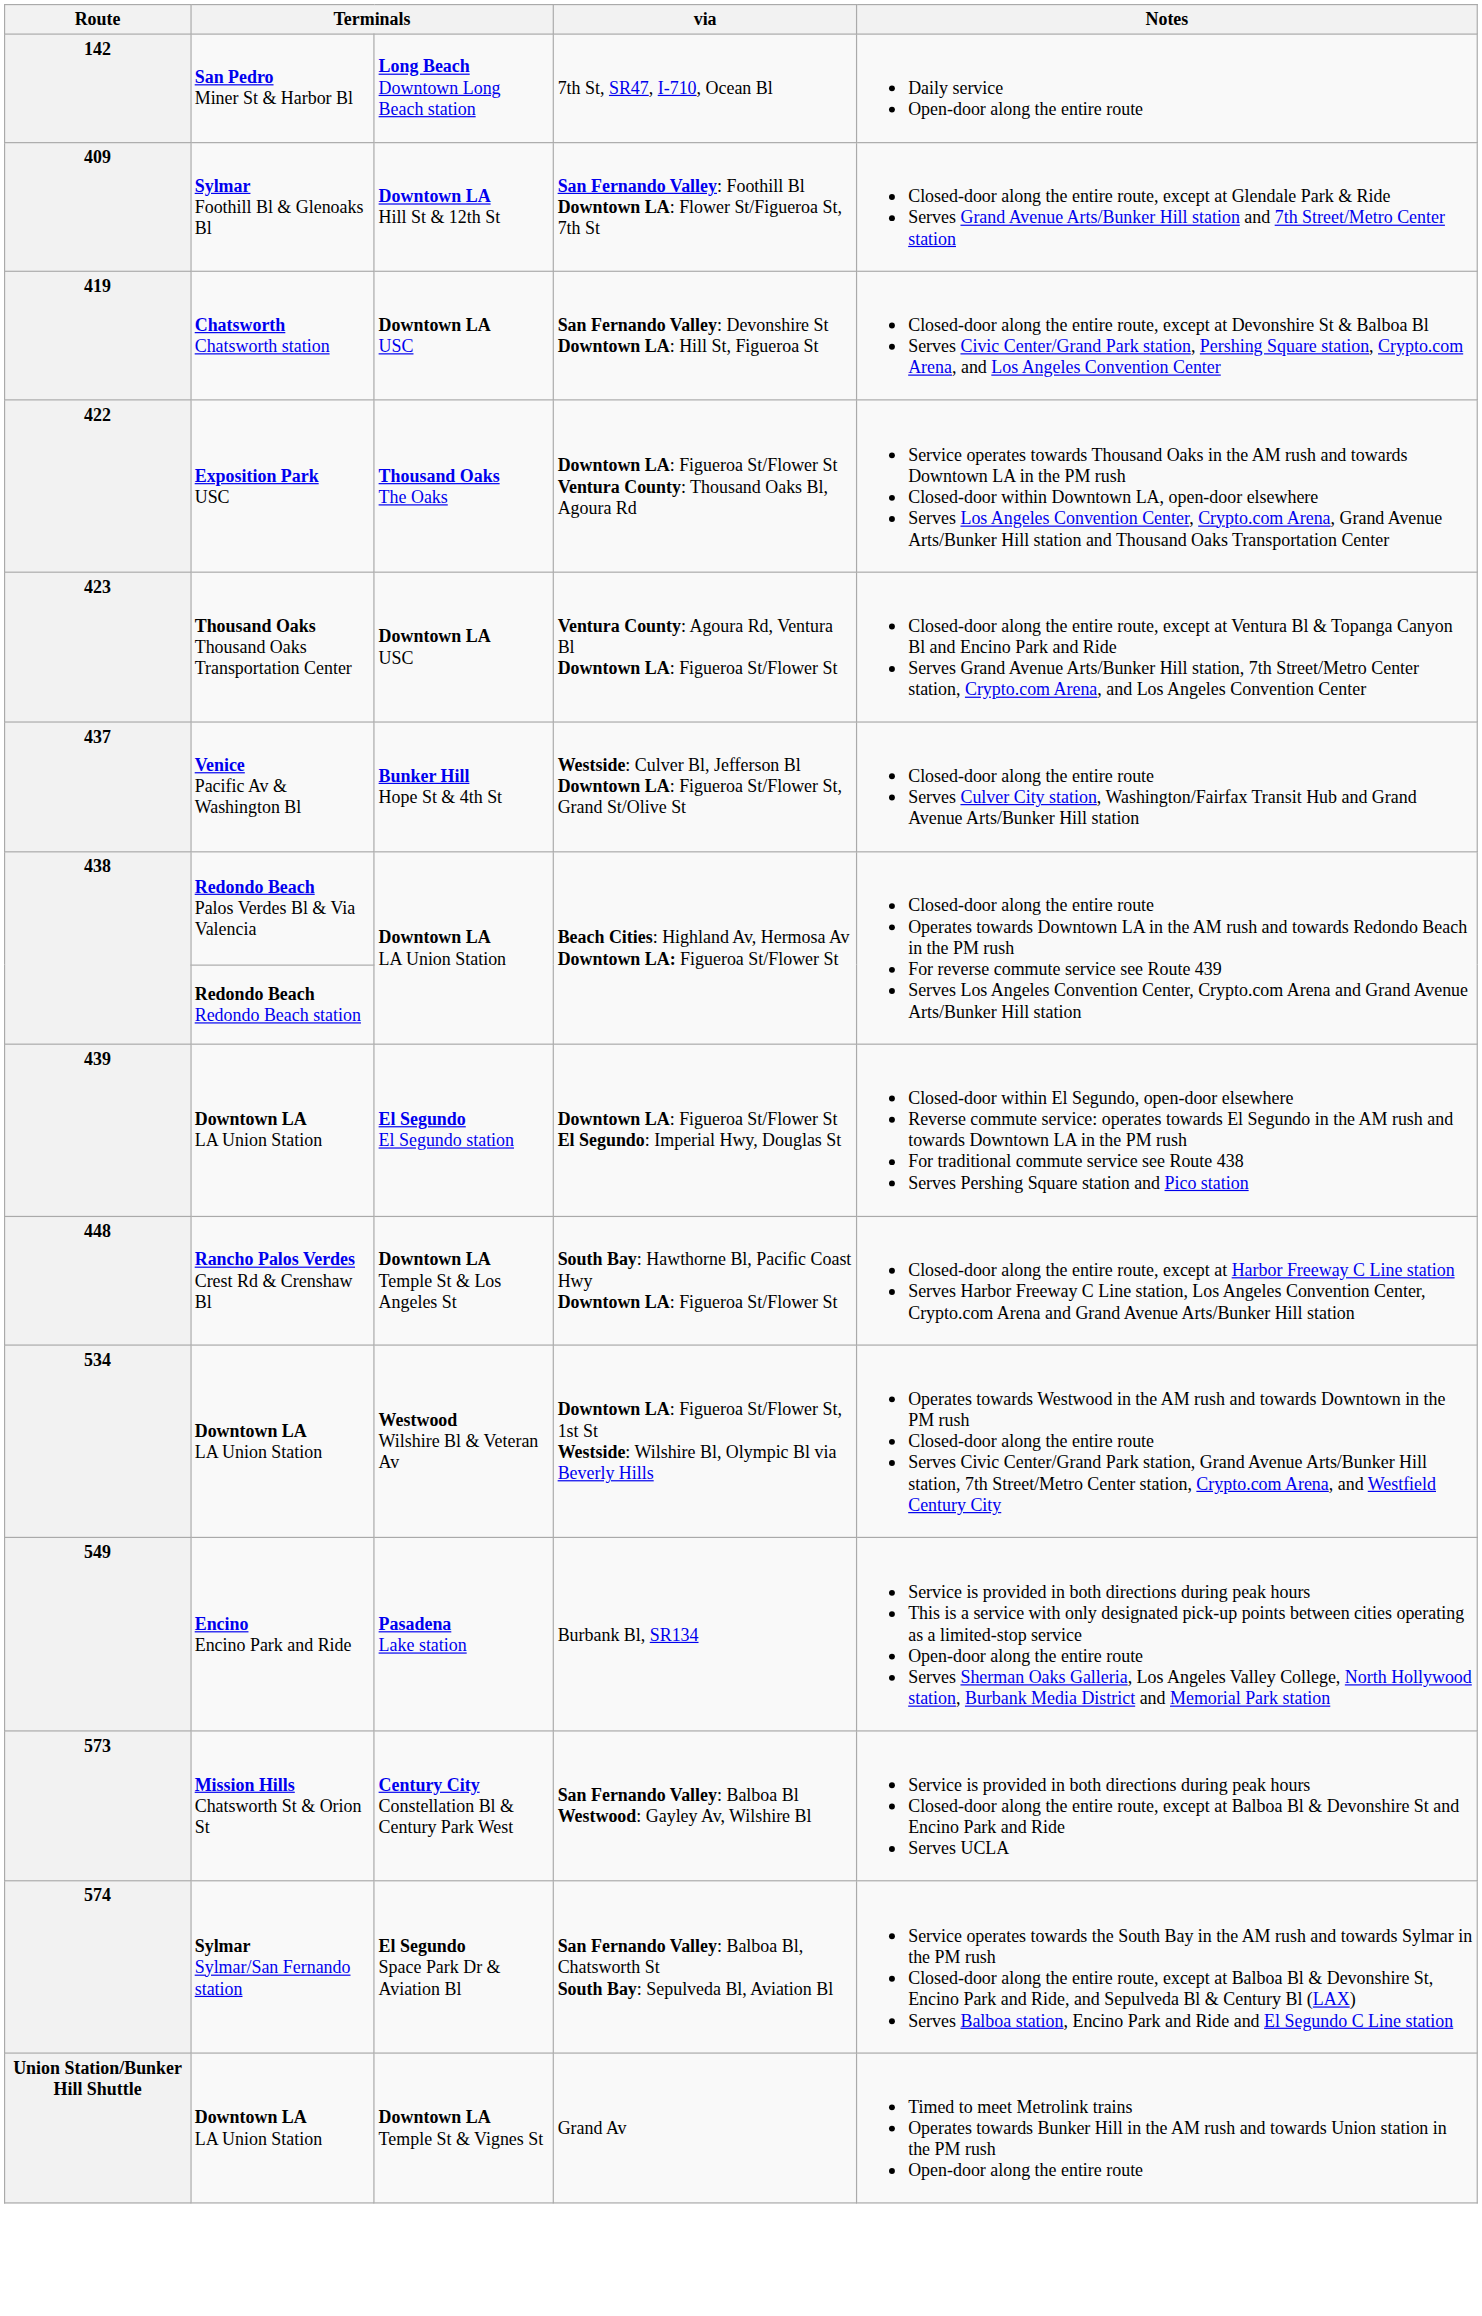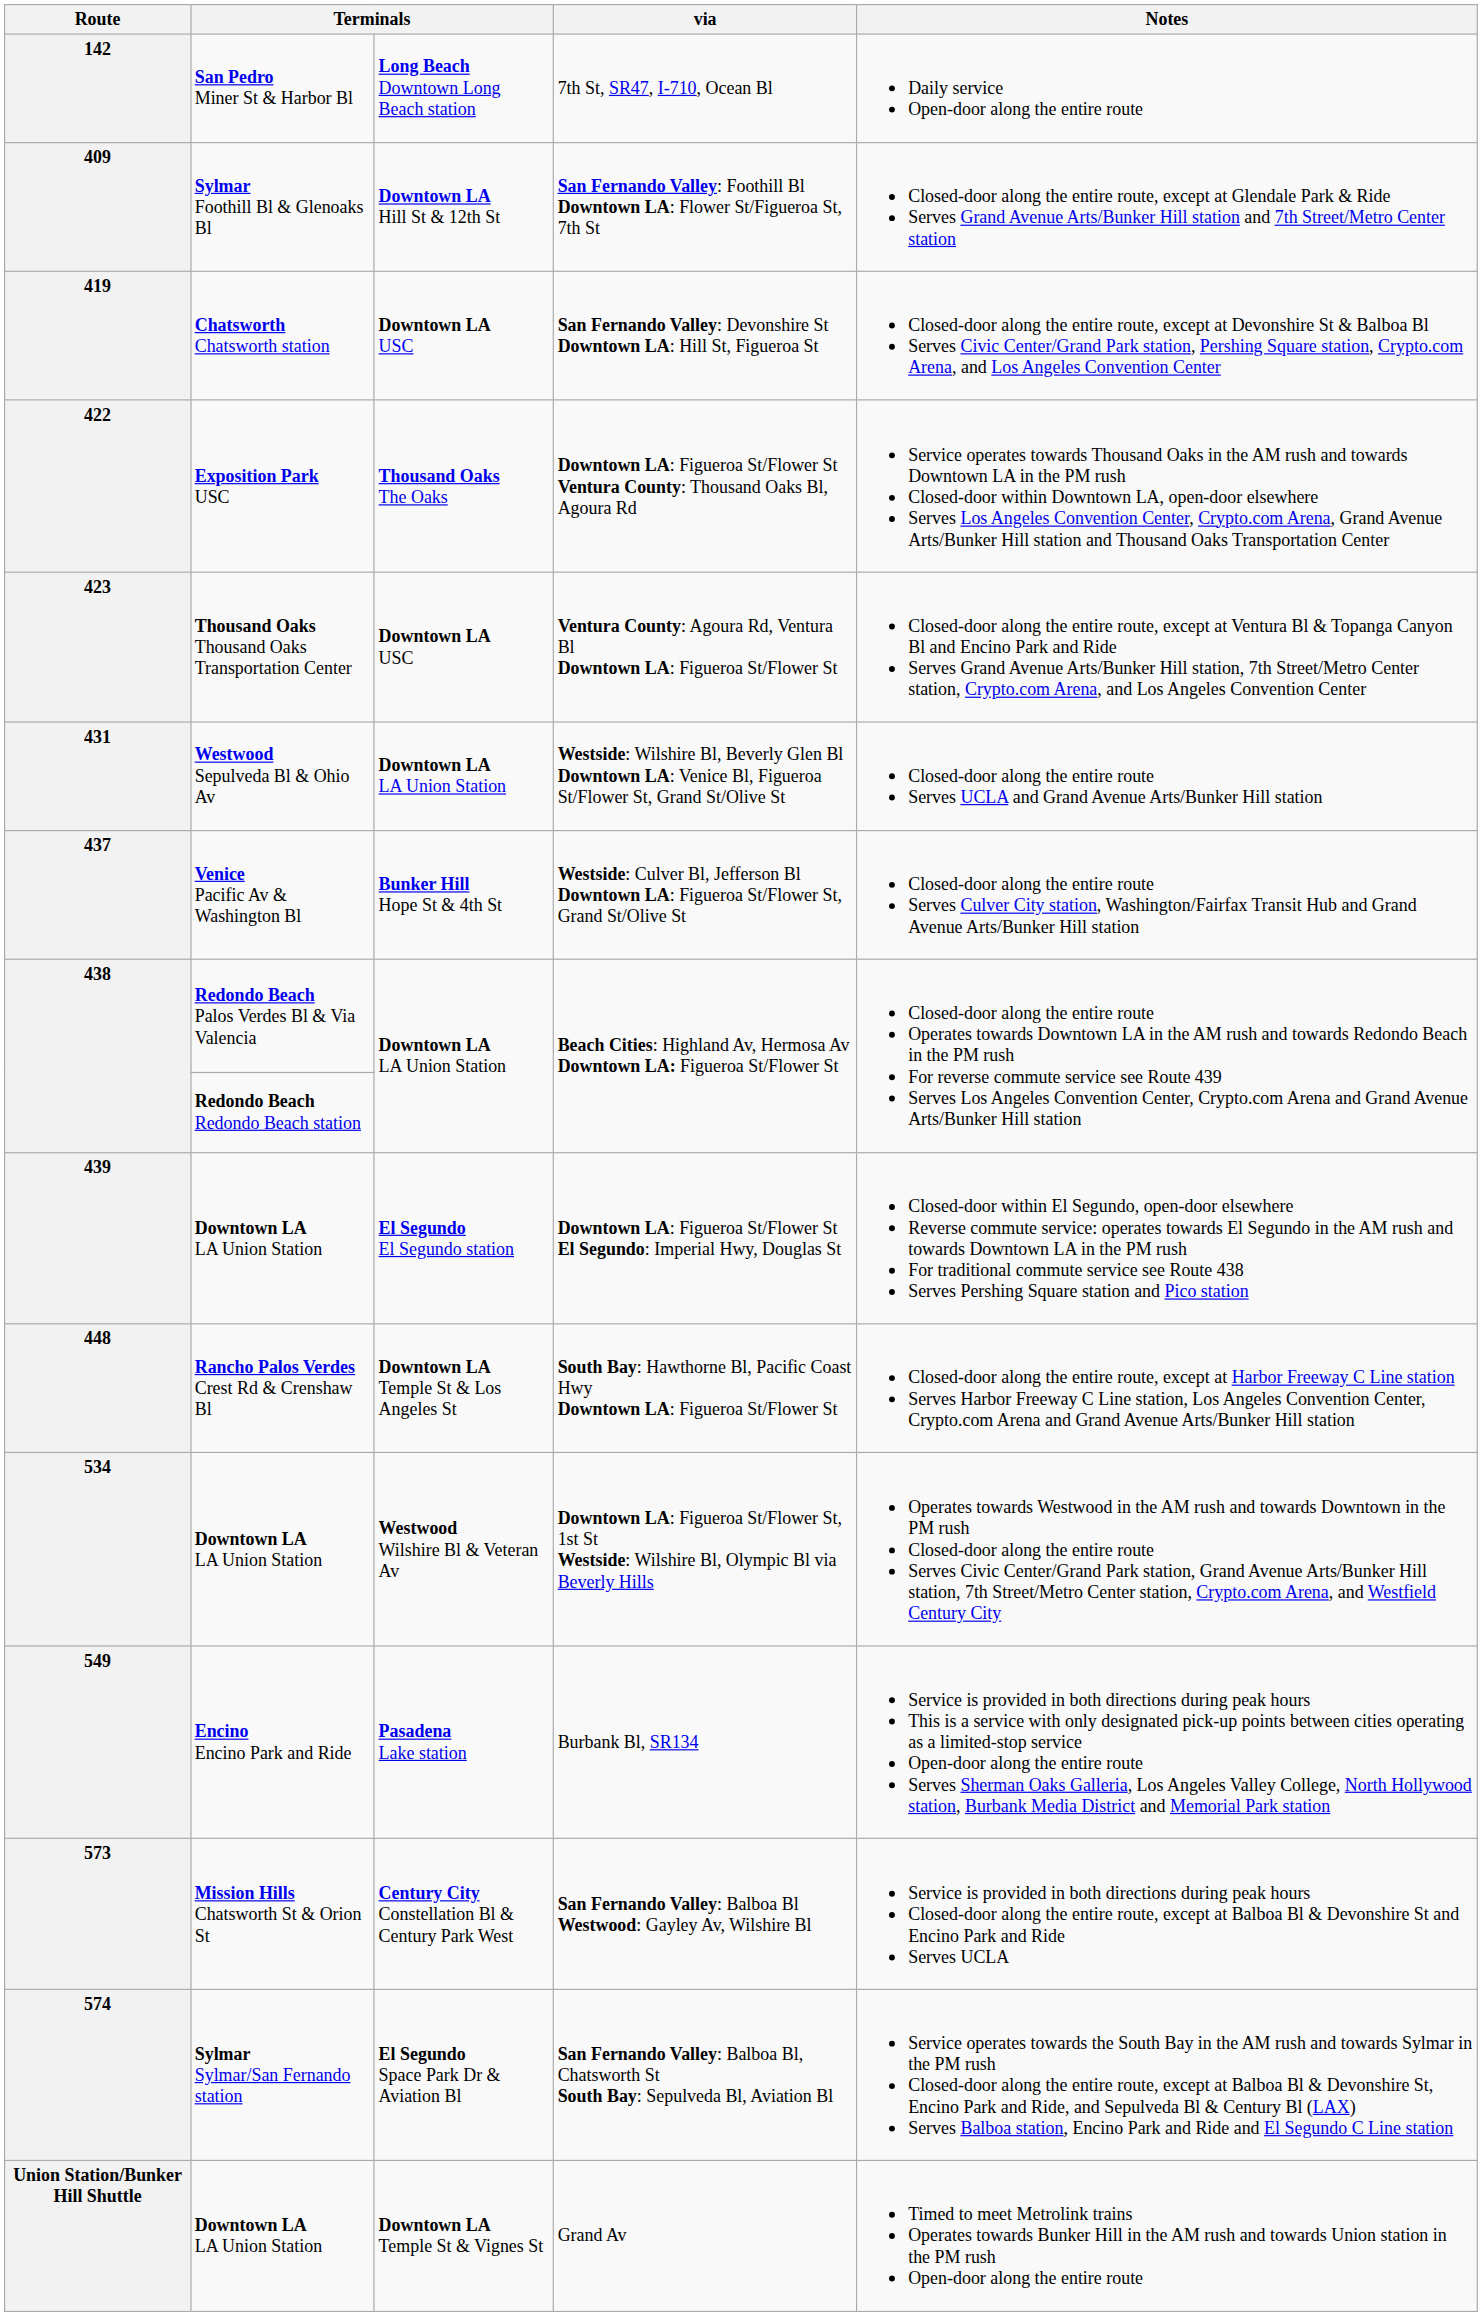+ row: (98, 737)
